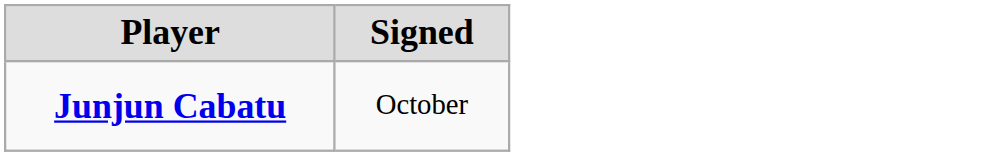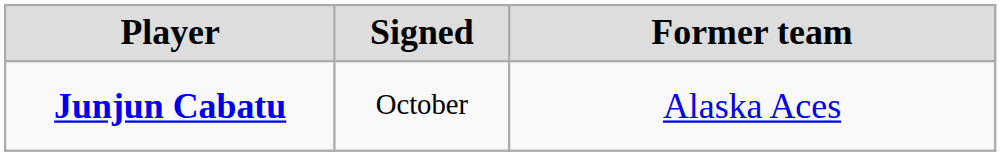+ column: (752, 32)
